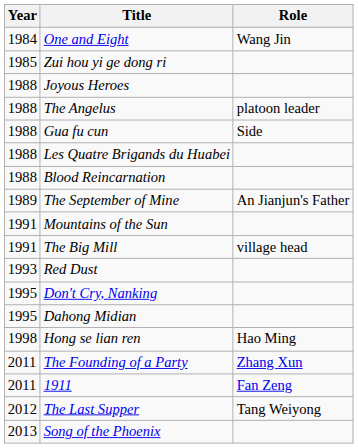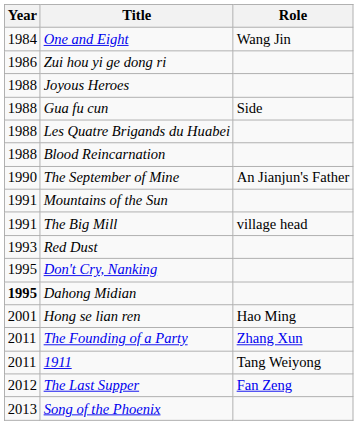(22, 62) 1985 -> (22, 62) 1986
- row: (80, 108)
(22, 200) 1989 -> (22, 177) 1990
(22, 316) normal -> (22, 293) bold
(22, 339) 1998 -> (22, 316) 2001
(264, 385) Fan Zeng -> (279, 362) Tang Weiyong
(279, 408) Tang Weiyong -> (264, 385) Fan Zeng
